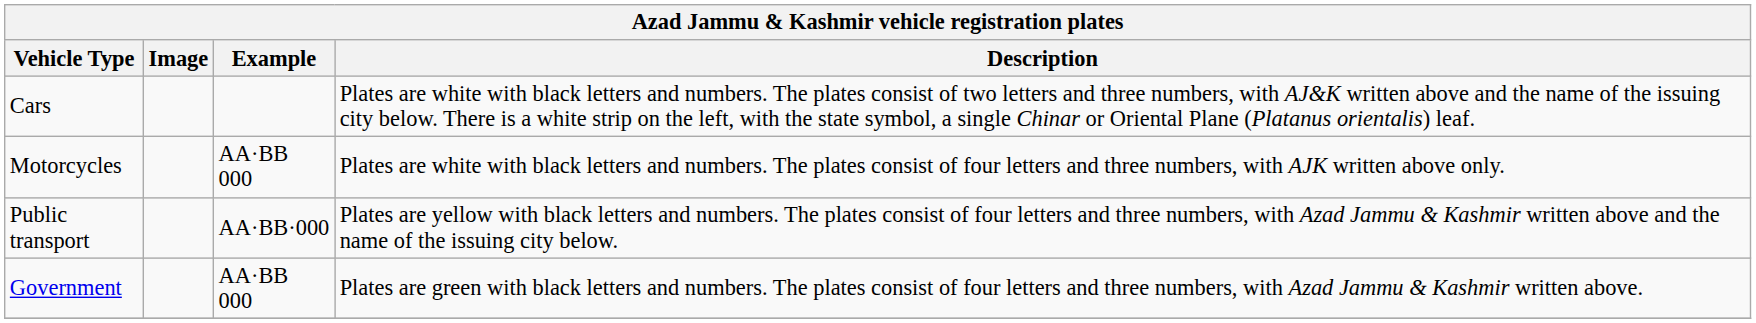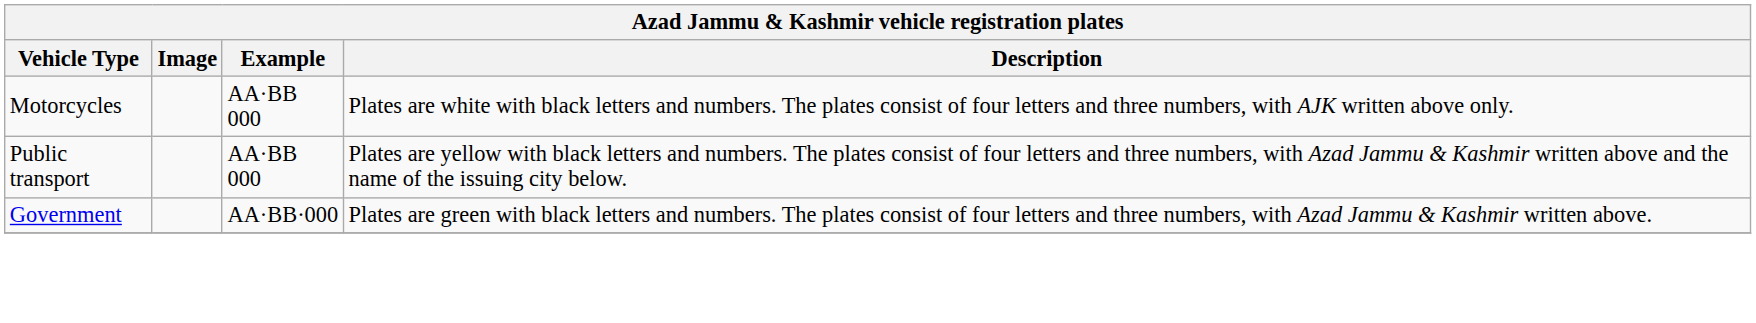- row: (30, 105)
(274, 227) AA·BB·000 -> (262, 166) AA·BB 000
(253, 288) AA·BB 000 -> (283, 214) AA·BB·000
